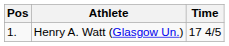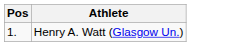- column: (205, 13)
